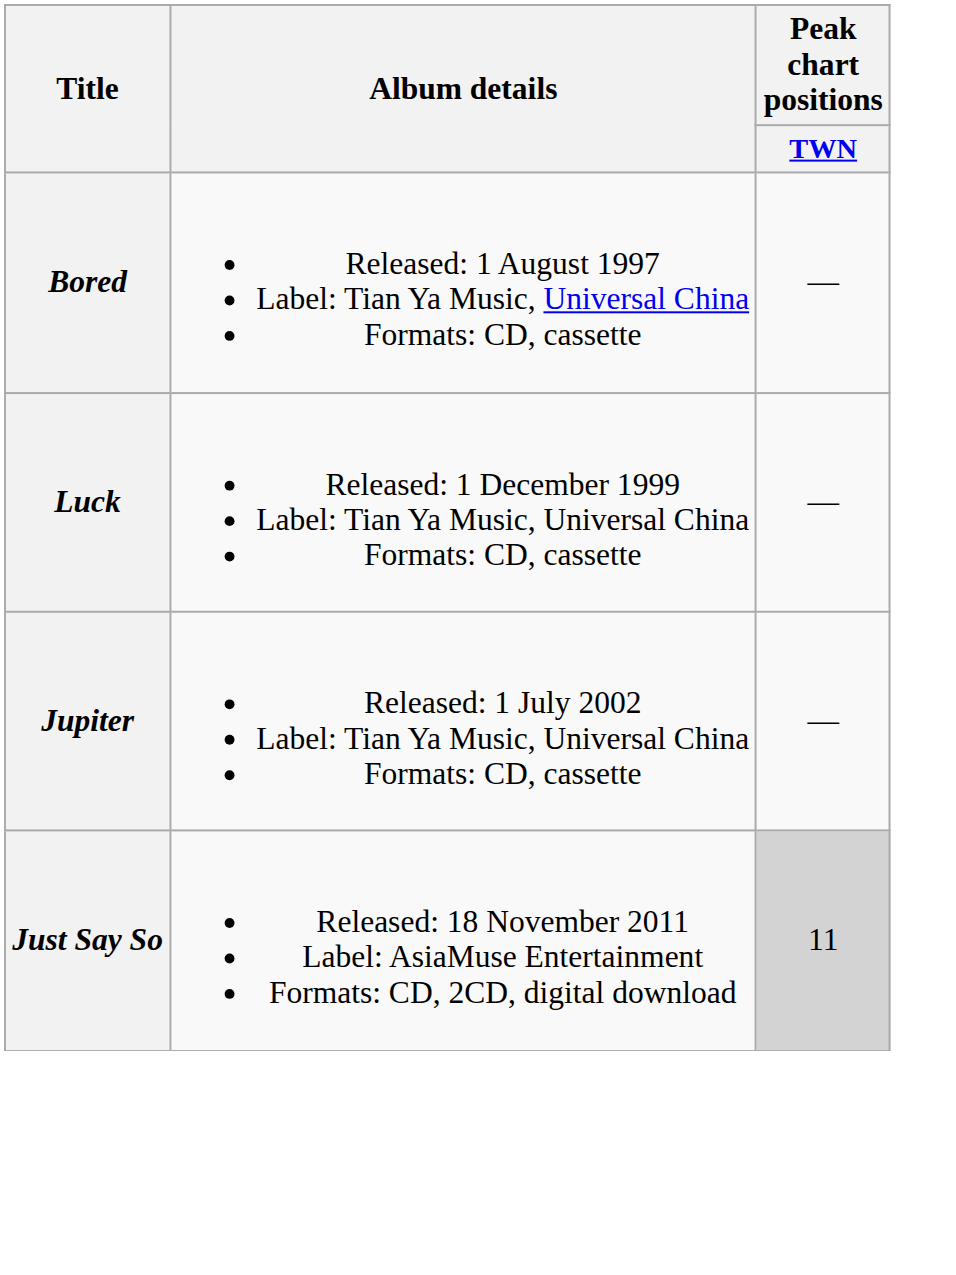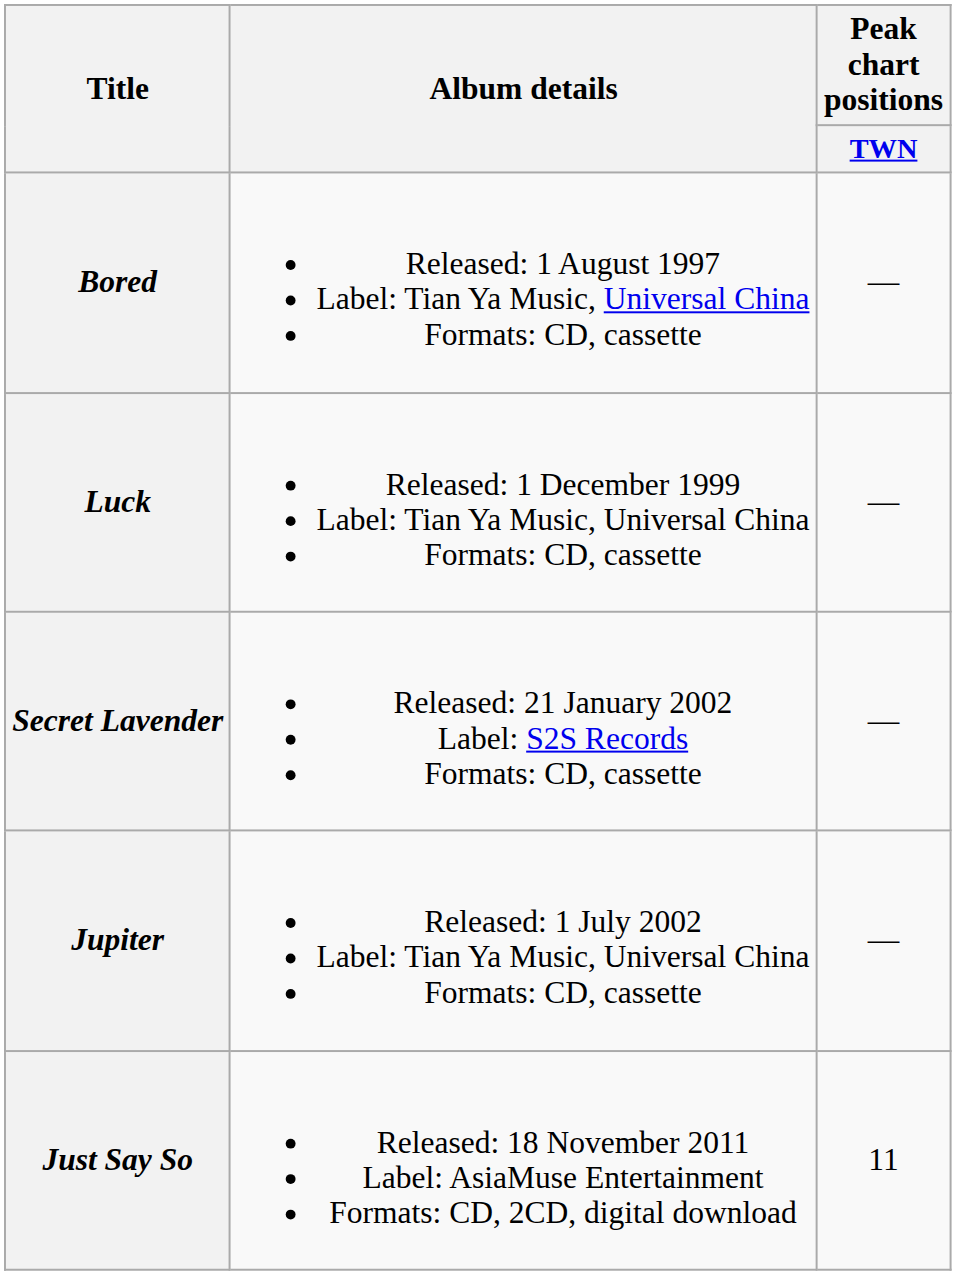+ row: (118, 720)
(823, 940) lightgrey background -> (884, 1159) no background
